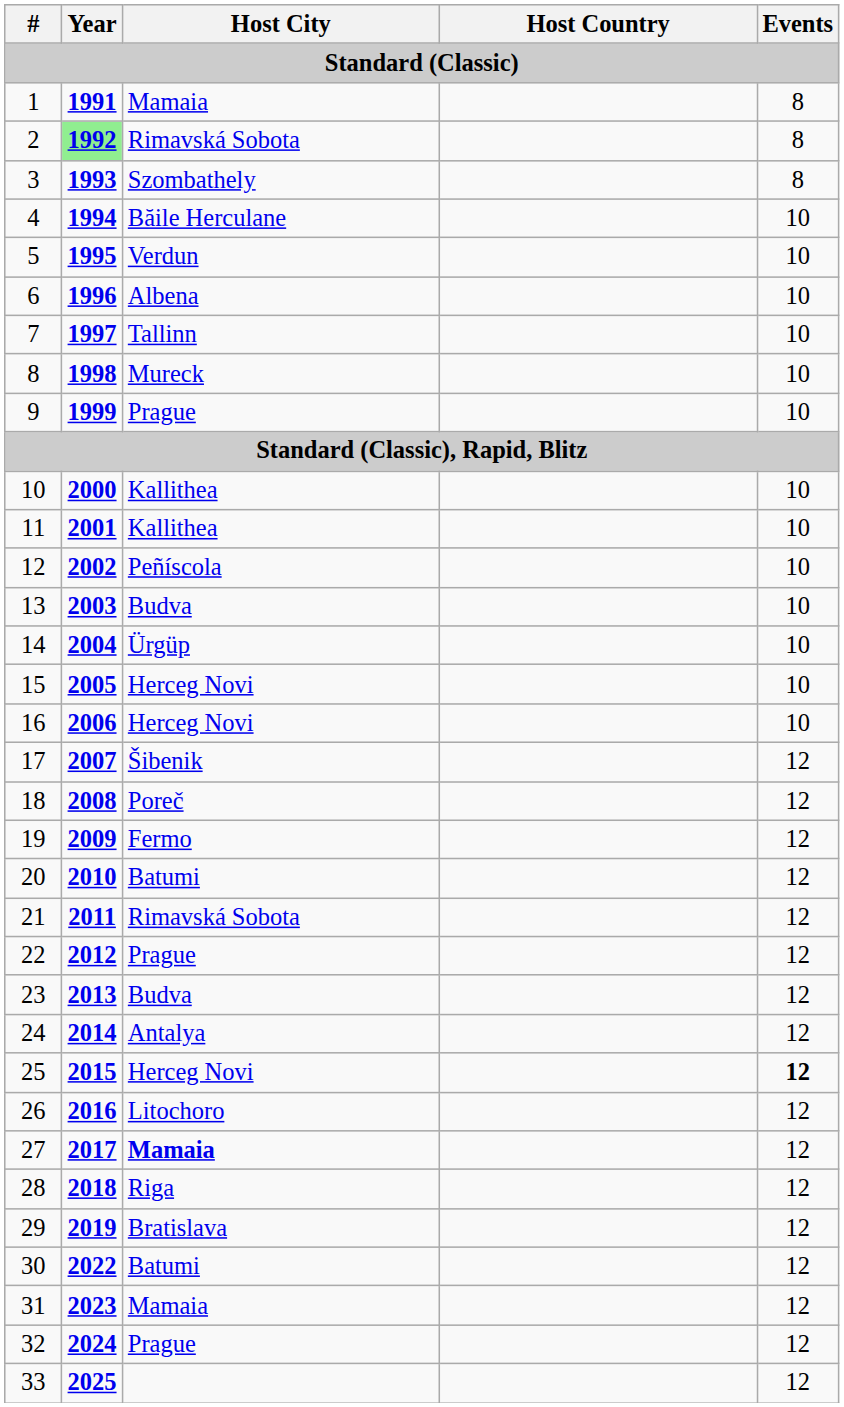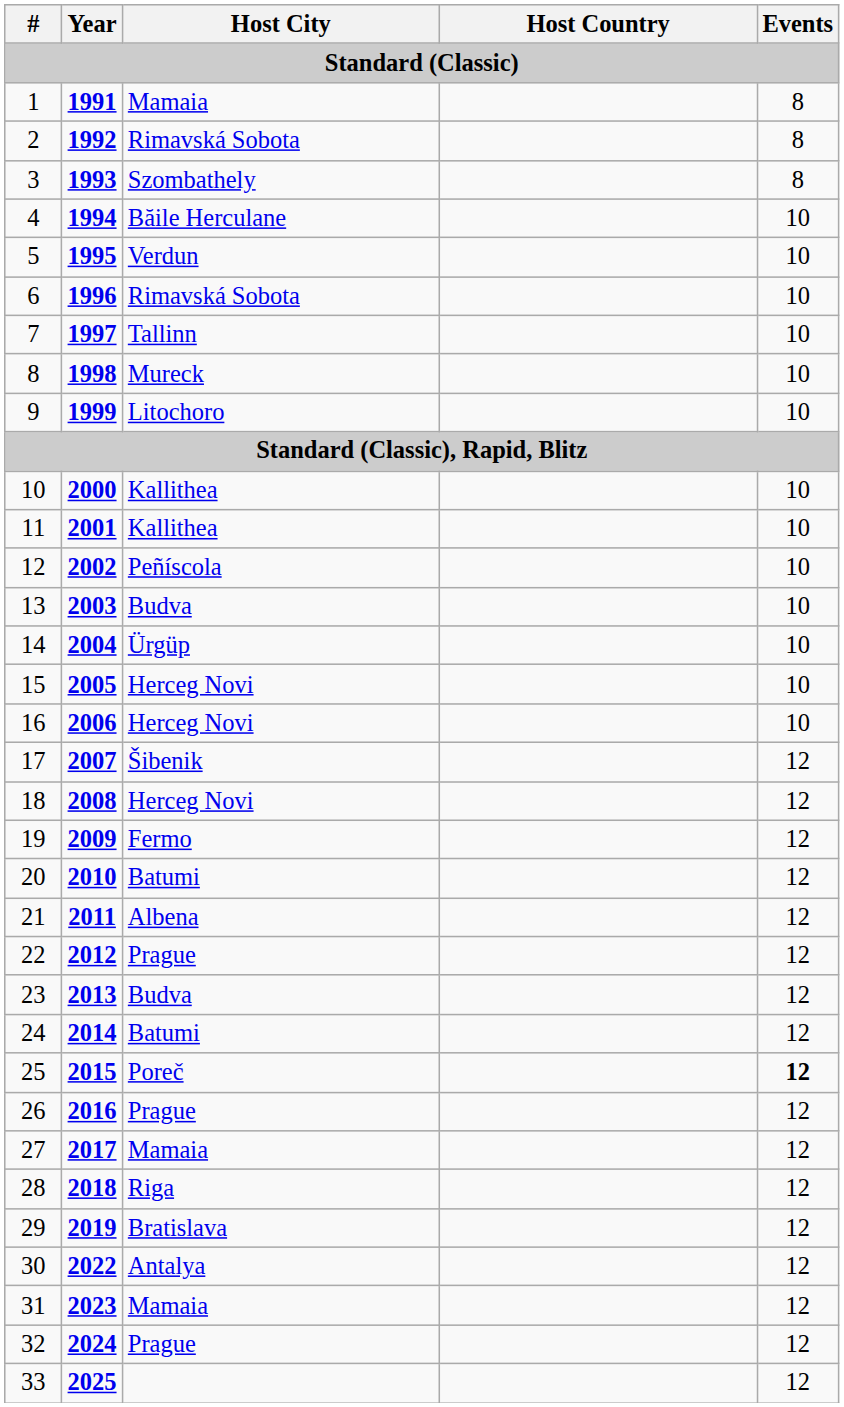(92, 140) lightgreen background -> (92, 140) no background
(163, 295) Albena -> (214, 295) Rimavská Sobota
(162, 412) Prague -> (176, 412) Litochoro
(156, 800) Poreč -> (191, 800) Herceg Novi
(214, 916) Rimavská Sobota -> (163, 916) Albena
(167, 1033) Antalya -> (164, 1033) Batumi
(191, 1072) Herceg Novi -> (156, 1072) Poreč
(176, 1110) Litochoro -> (162, 1110) Prague
(171, 1149) bold -> (168, 1149) normal
(164, 1266) Batumi -> (167, 1266) Antalya
